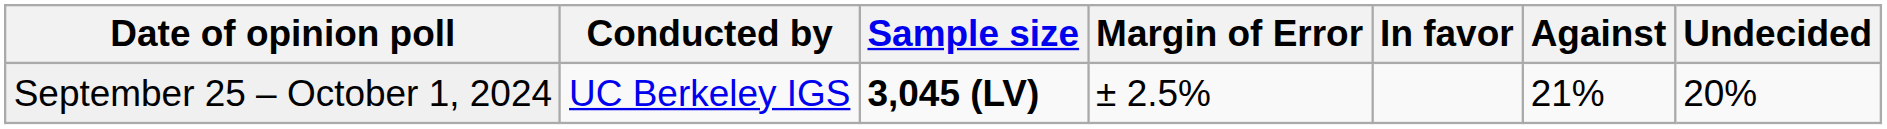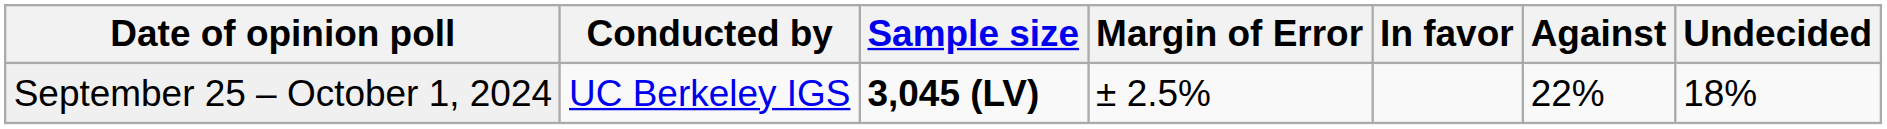(1568, 92) 21% -> (1568, 92) 22%
(1720, 92) 20% -> (1720, 92) 18%
